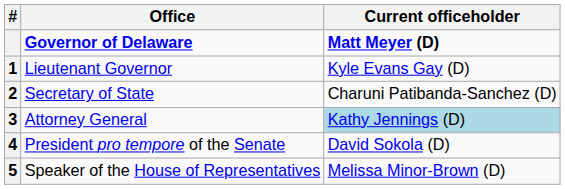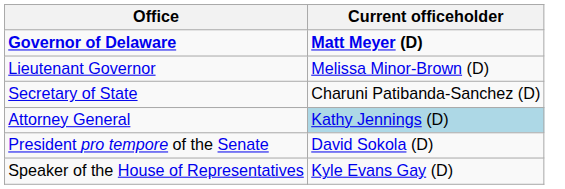- column: (13, 17)
(399, 68) Kyle Evans Gay (D) -> (400, 68) Melissa Minor-Brown (D)
(417, 171) Melissa Minor-Brown (D) -> (382, 171) Kyle Evans Gay (D)
